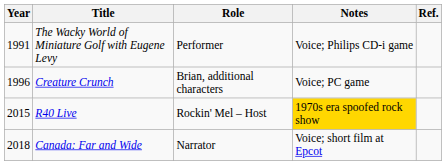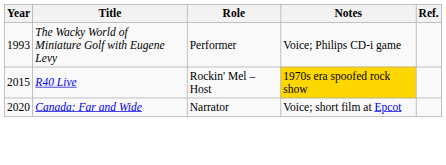(19, 44) 1991 -> (19, 44) 1993
- row: (74, 82)
(19, 145) 2018 -> (19, 107) 2020
